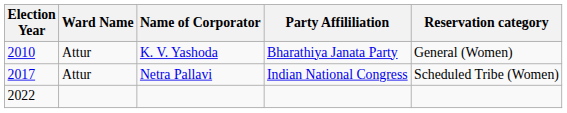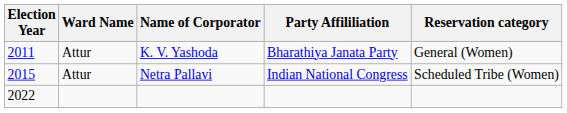(21, 52) 2010 -> (21, 52) 2011
(21, 74) 2017 -> (21, 74) 2015
